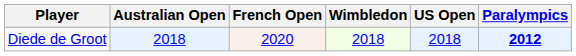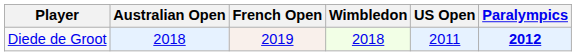(277, 39) 2020 -> (277, 39) 2019
(445, 39) 2018 -> (445, 39) 2011
